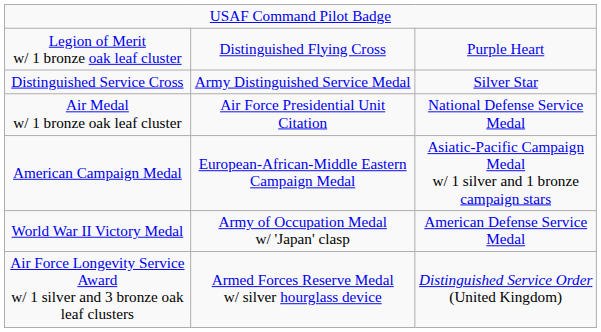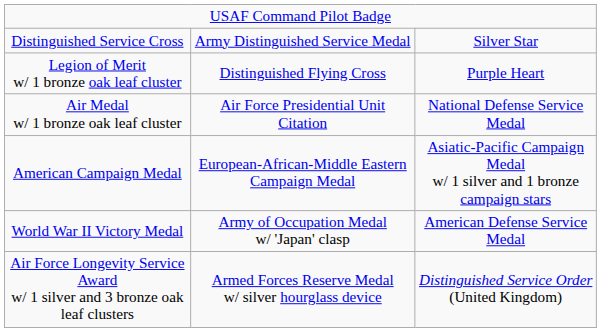rows swapped: (97, 81) <-> (97, 49)
